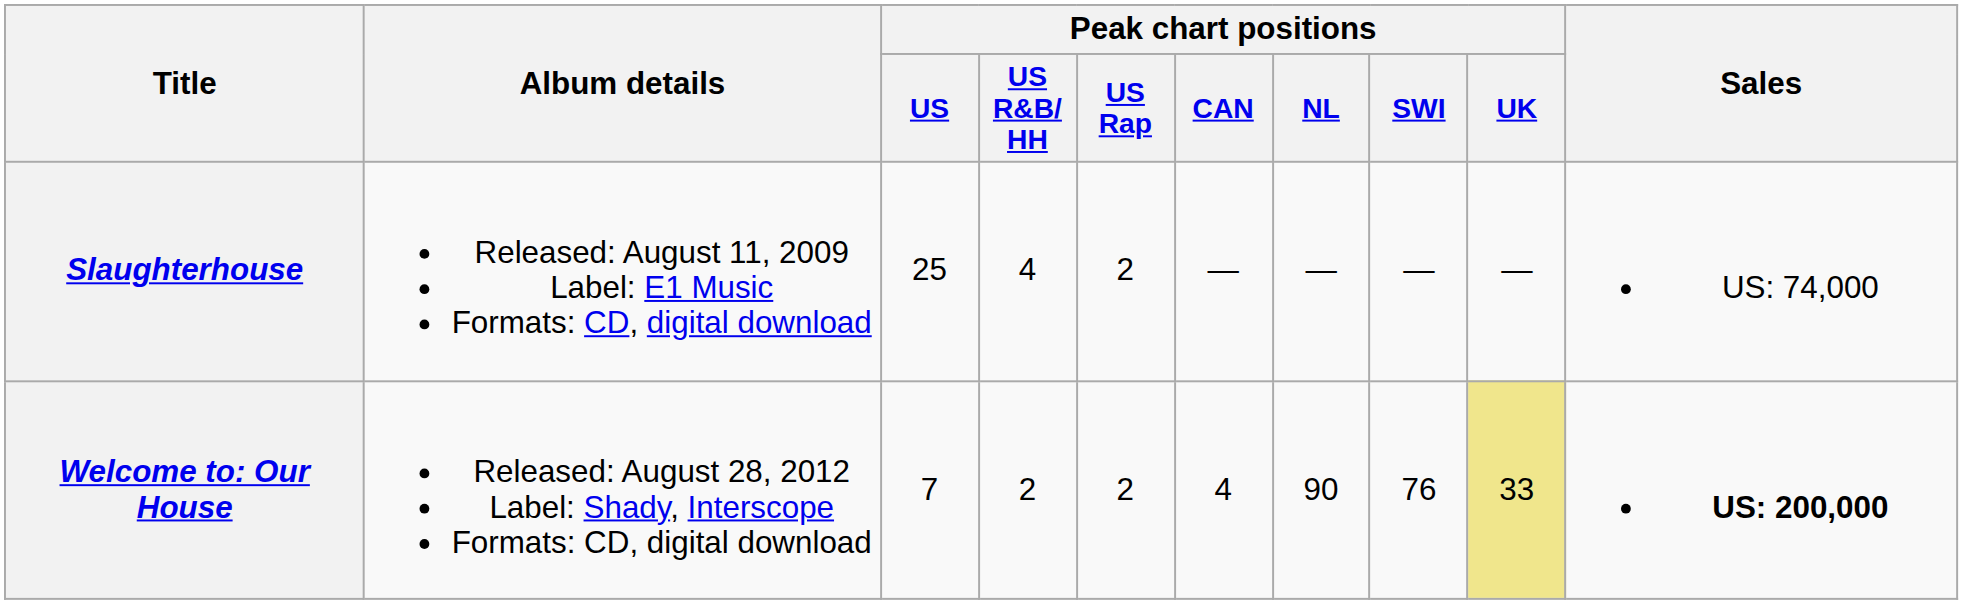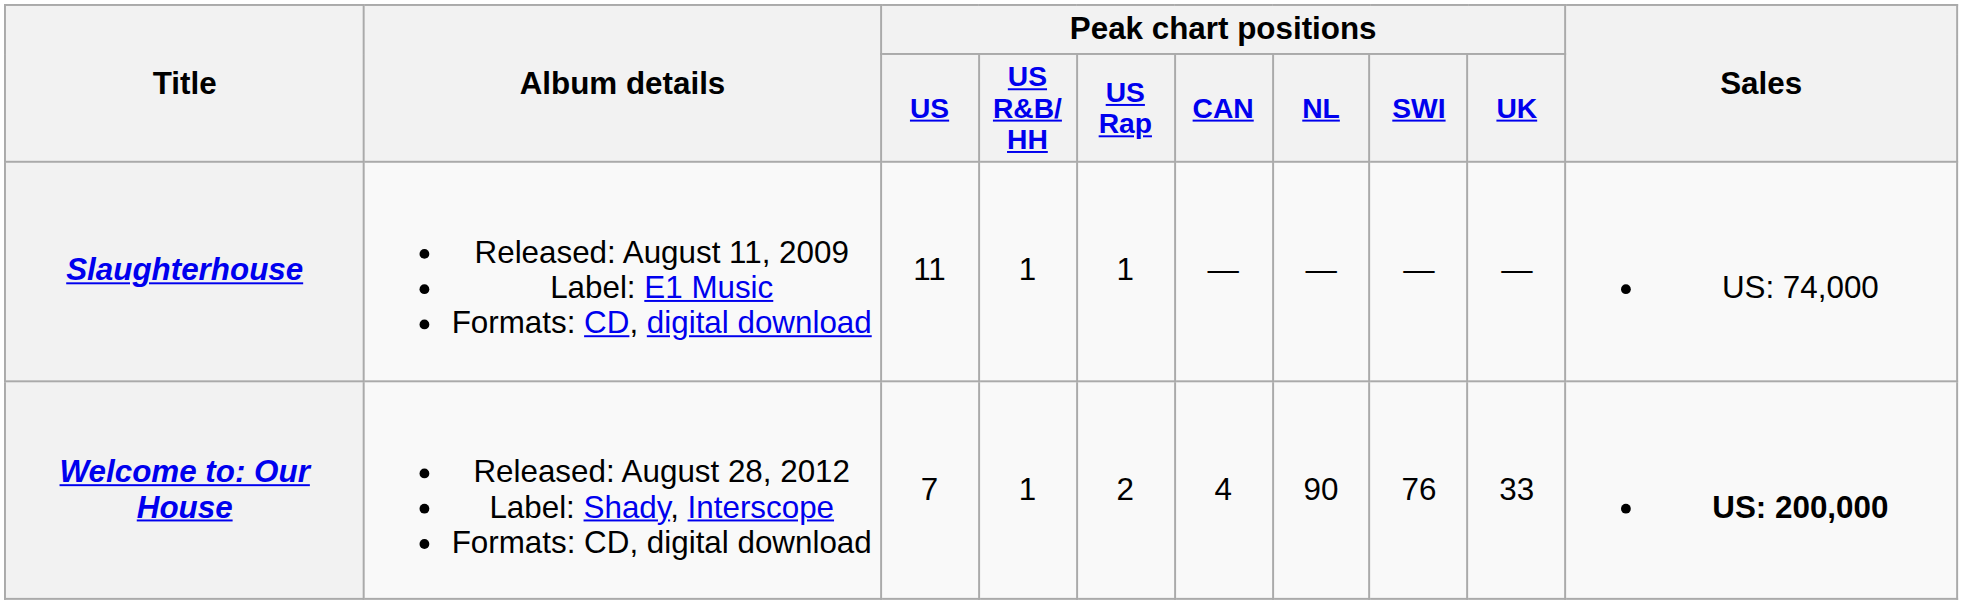(930, 270) 25 -> (930, 270) 11
(1027, 270) 4 -> (1027, 270) 1
(1125, 270) 2 -> (1125, 270) 1
(1027, 488) 2 -> (1027, 488) 1
(1517, 488) khaki background -> (1517, 488) no background
